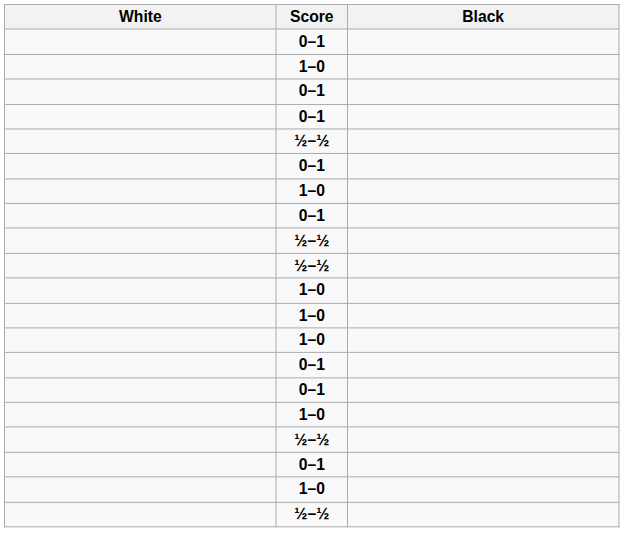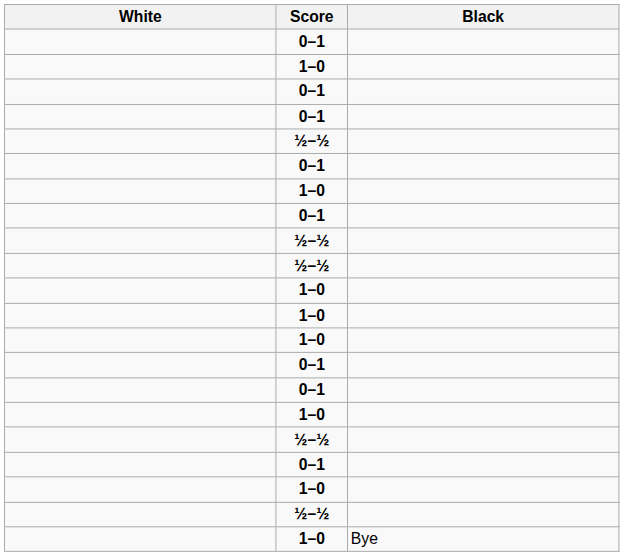+ row: (312, 539)
